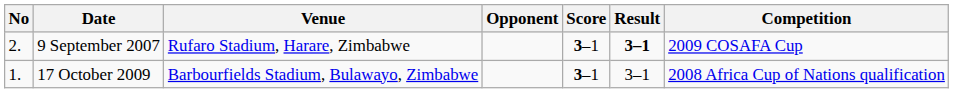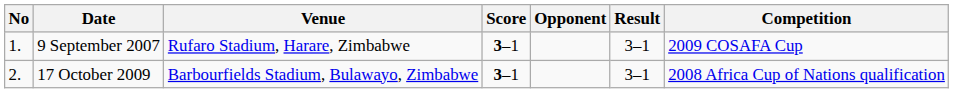columns swapped: (522, 18) <-> (586, 18)
(15, 45) 2. -> (15, 45) 1.
(637, 45) bold -> (637, 45) normal
(15, 73) 1. -> (15, 73) 2.
